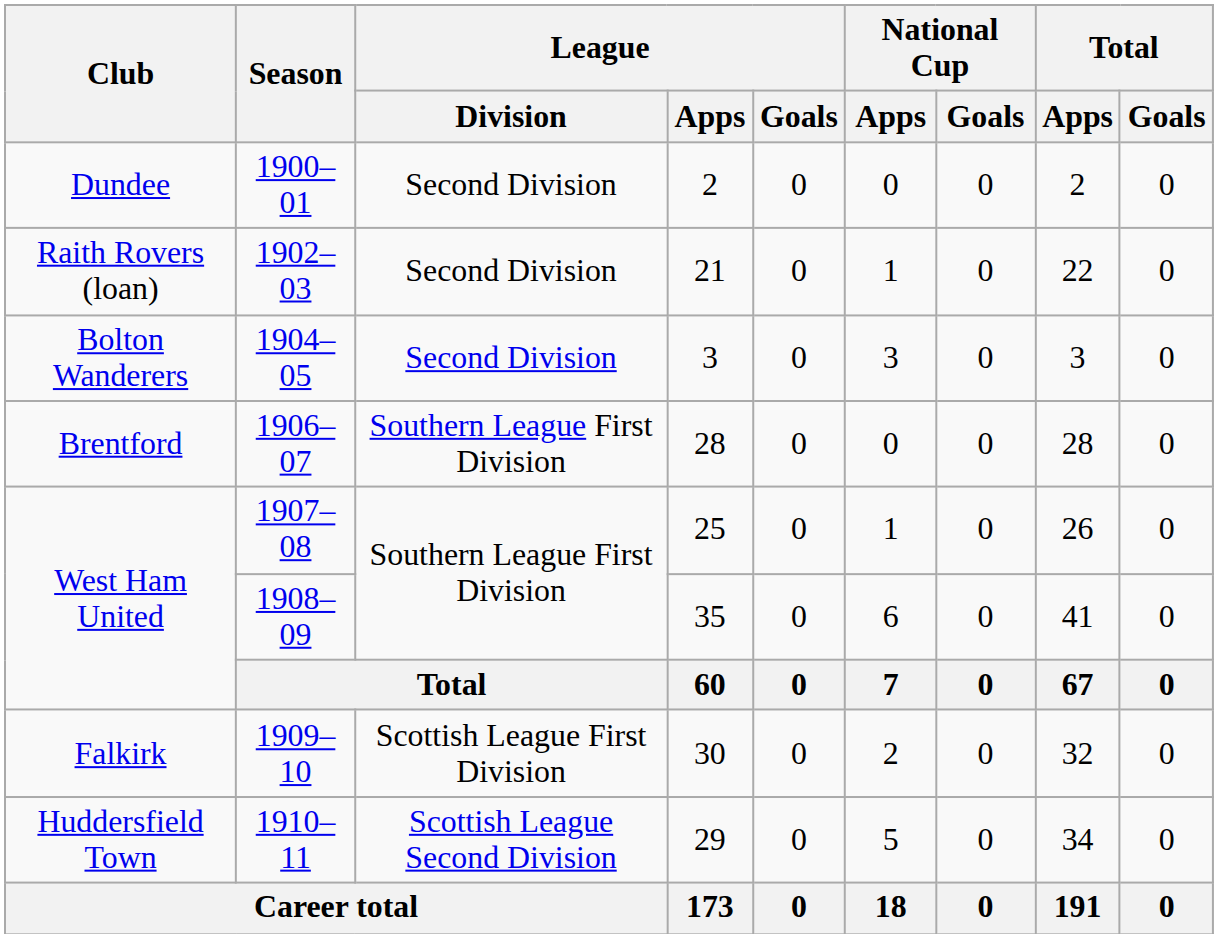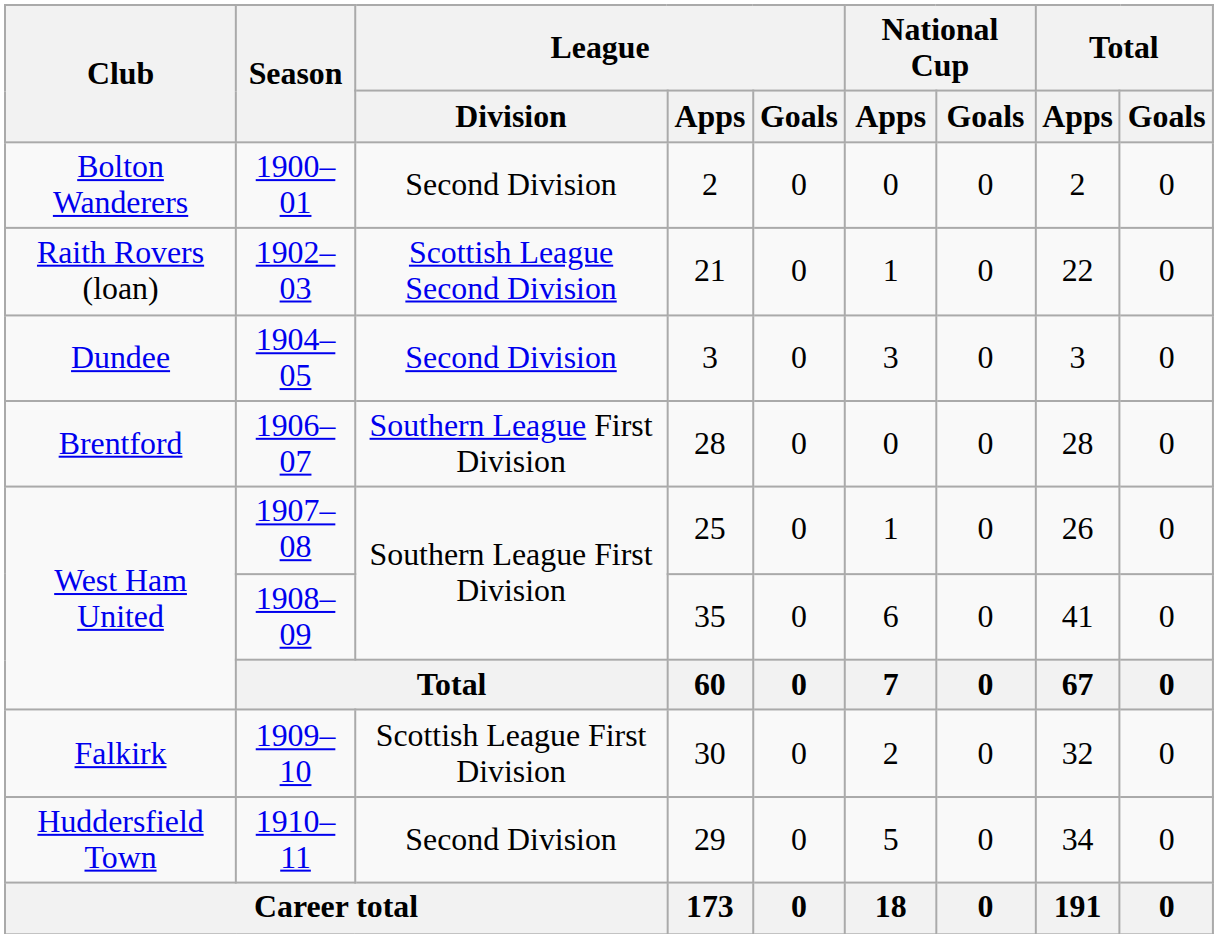(121, 184) Dundee -> (121, 184) Bolton Wanderers
(511, 270) Second Division -> (511, 270) Scottish League Second Division
(121, 357) Bolton Wanderers -> (121, 357) Dundee
(511, 839) Scottish League Second Division -> (511, 839) Second Division
